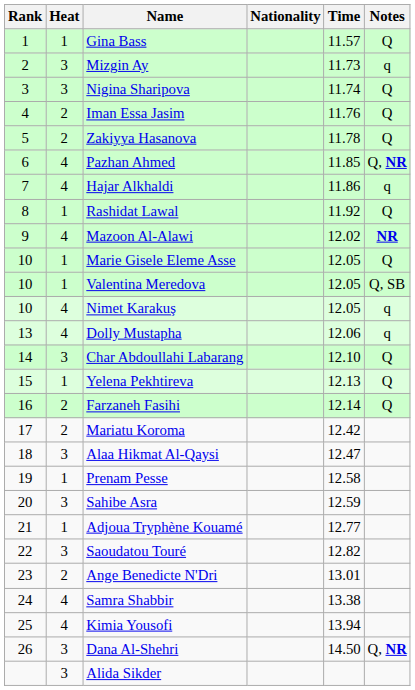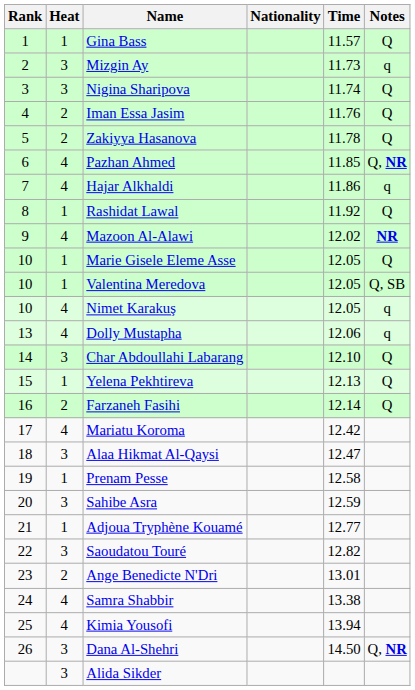(64, 430) 2 -> (64, 430) 4
